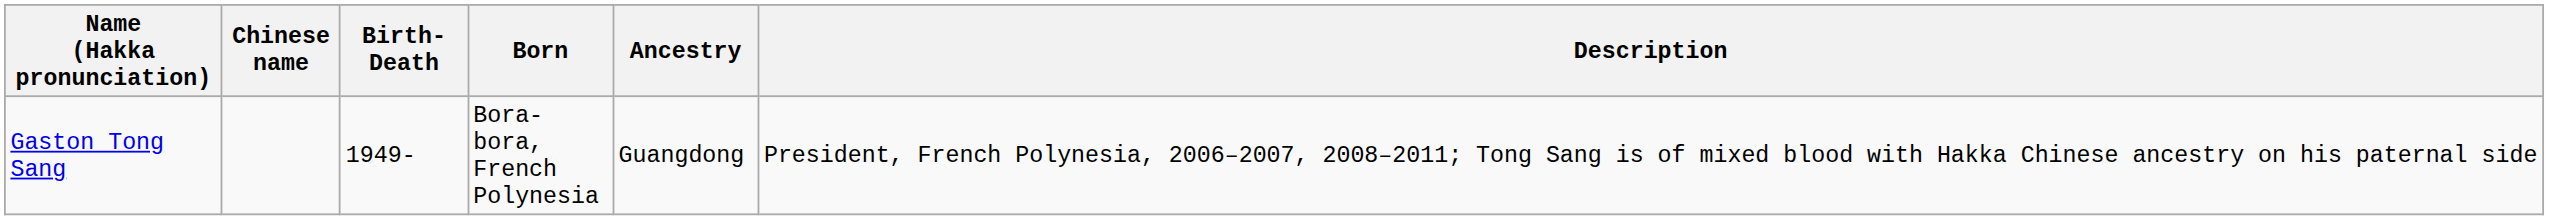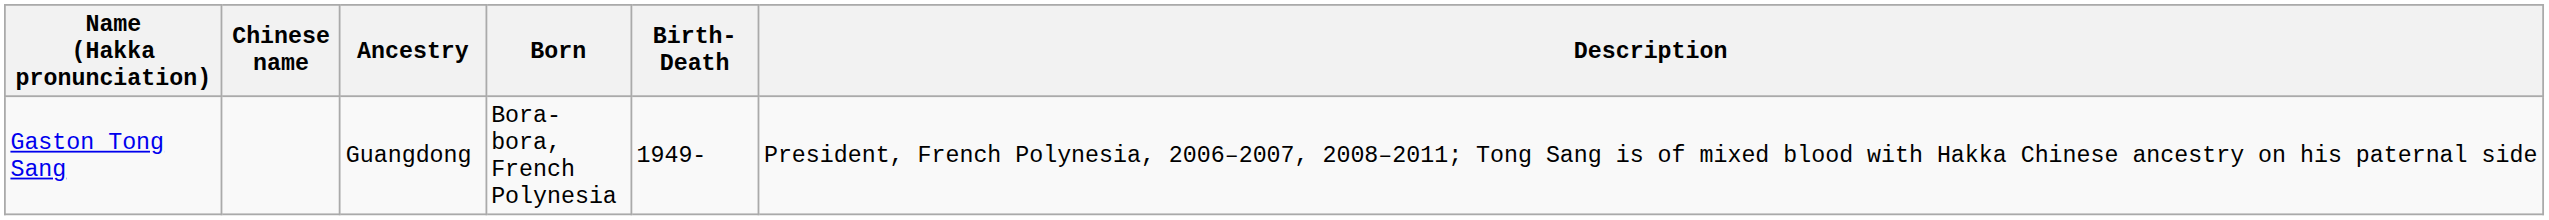columns swapped: (404, 51) <-> (686, 51)
